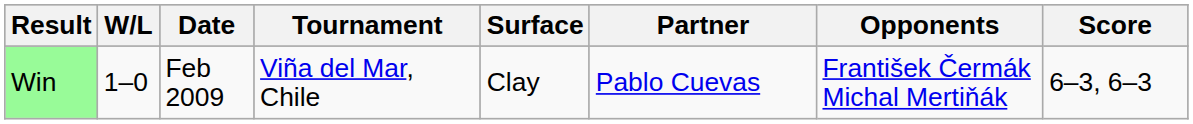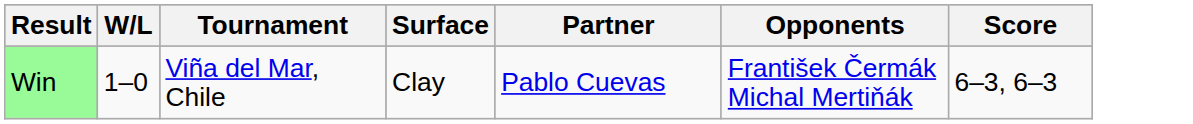- column: (207, 25)
